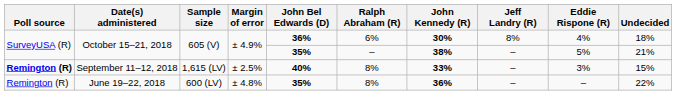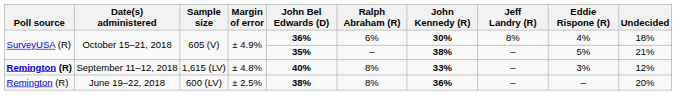(247, 68) ± 2.5% -> (247, 68) ± 4.8%
(645, 68) 15% -> (645, 68) 12%
(247, 83) ± 4.8% -> (247, 83) ± 2.5%
(301, 83) 35% -> (301, 83) 38%
(645, 83) 22% -> (645, 83) 20%
